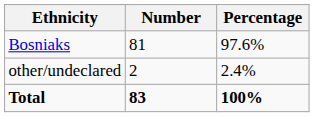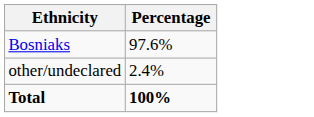- column: (171, 17)
